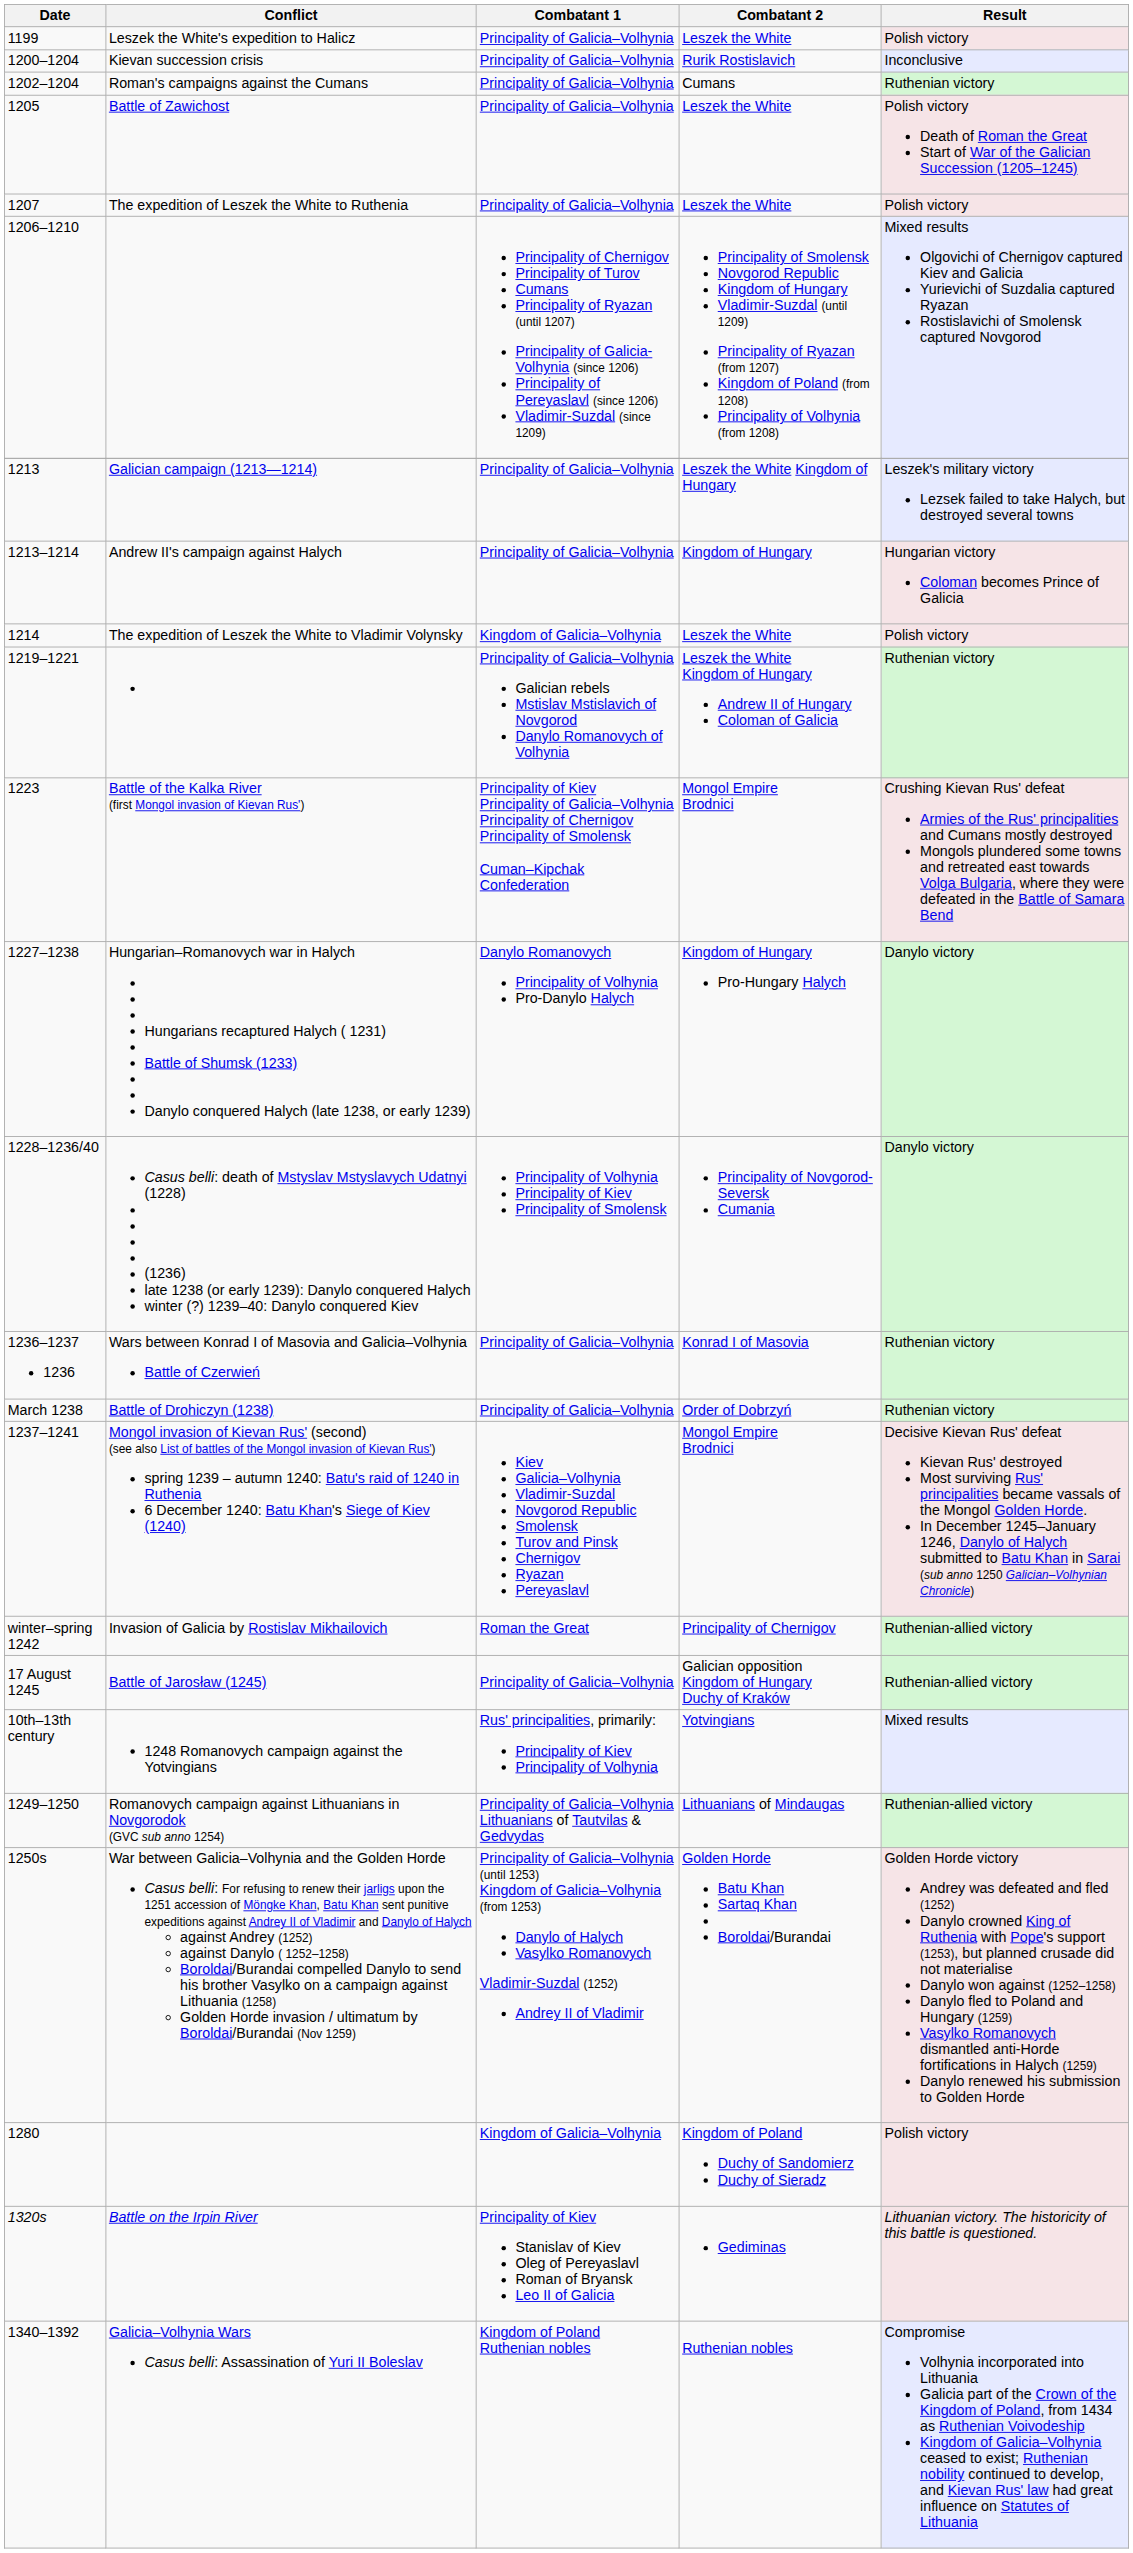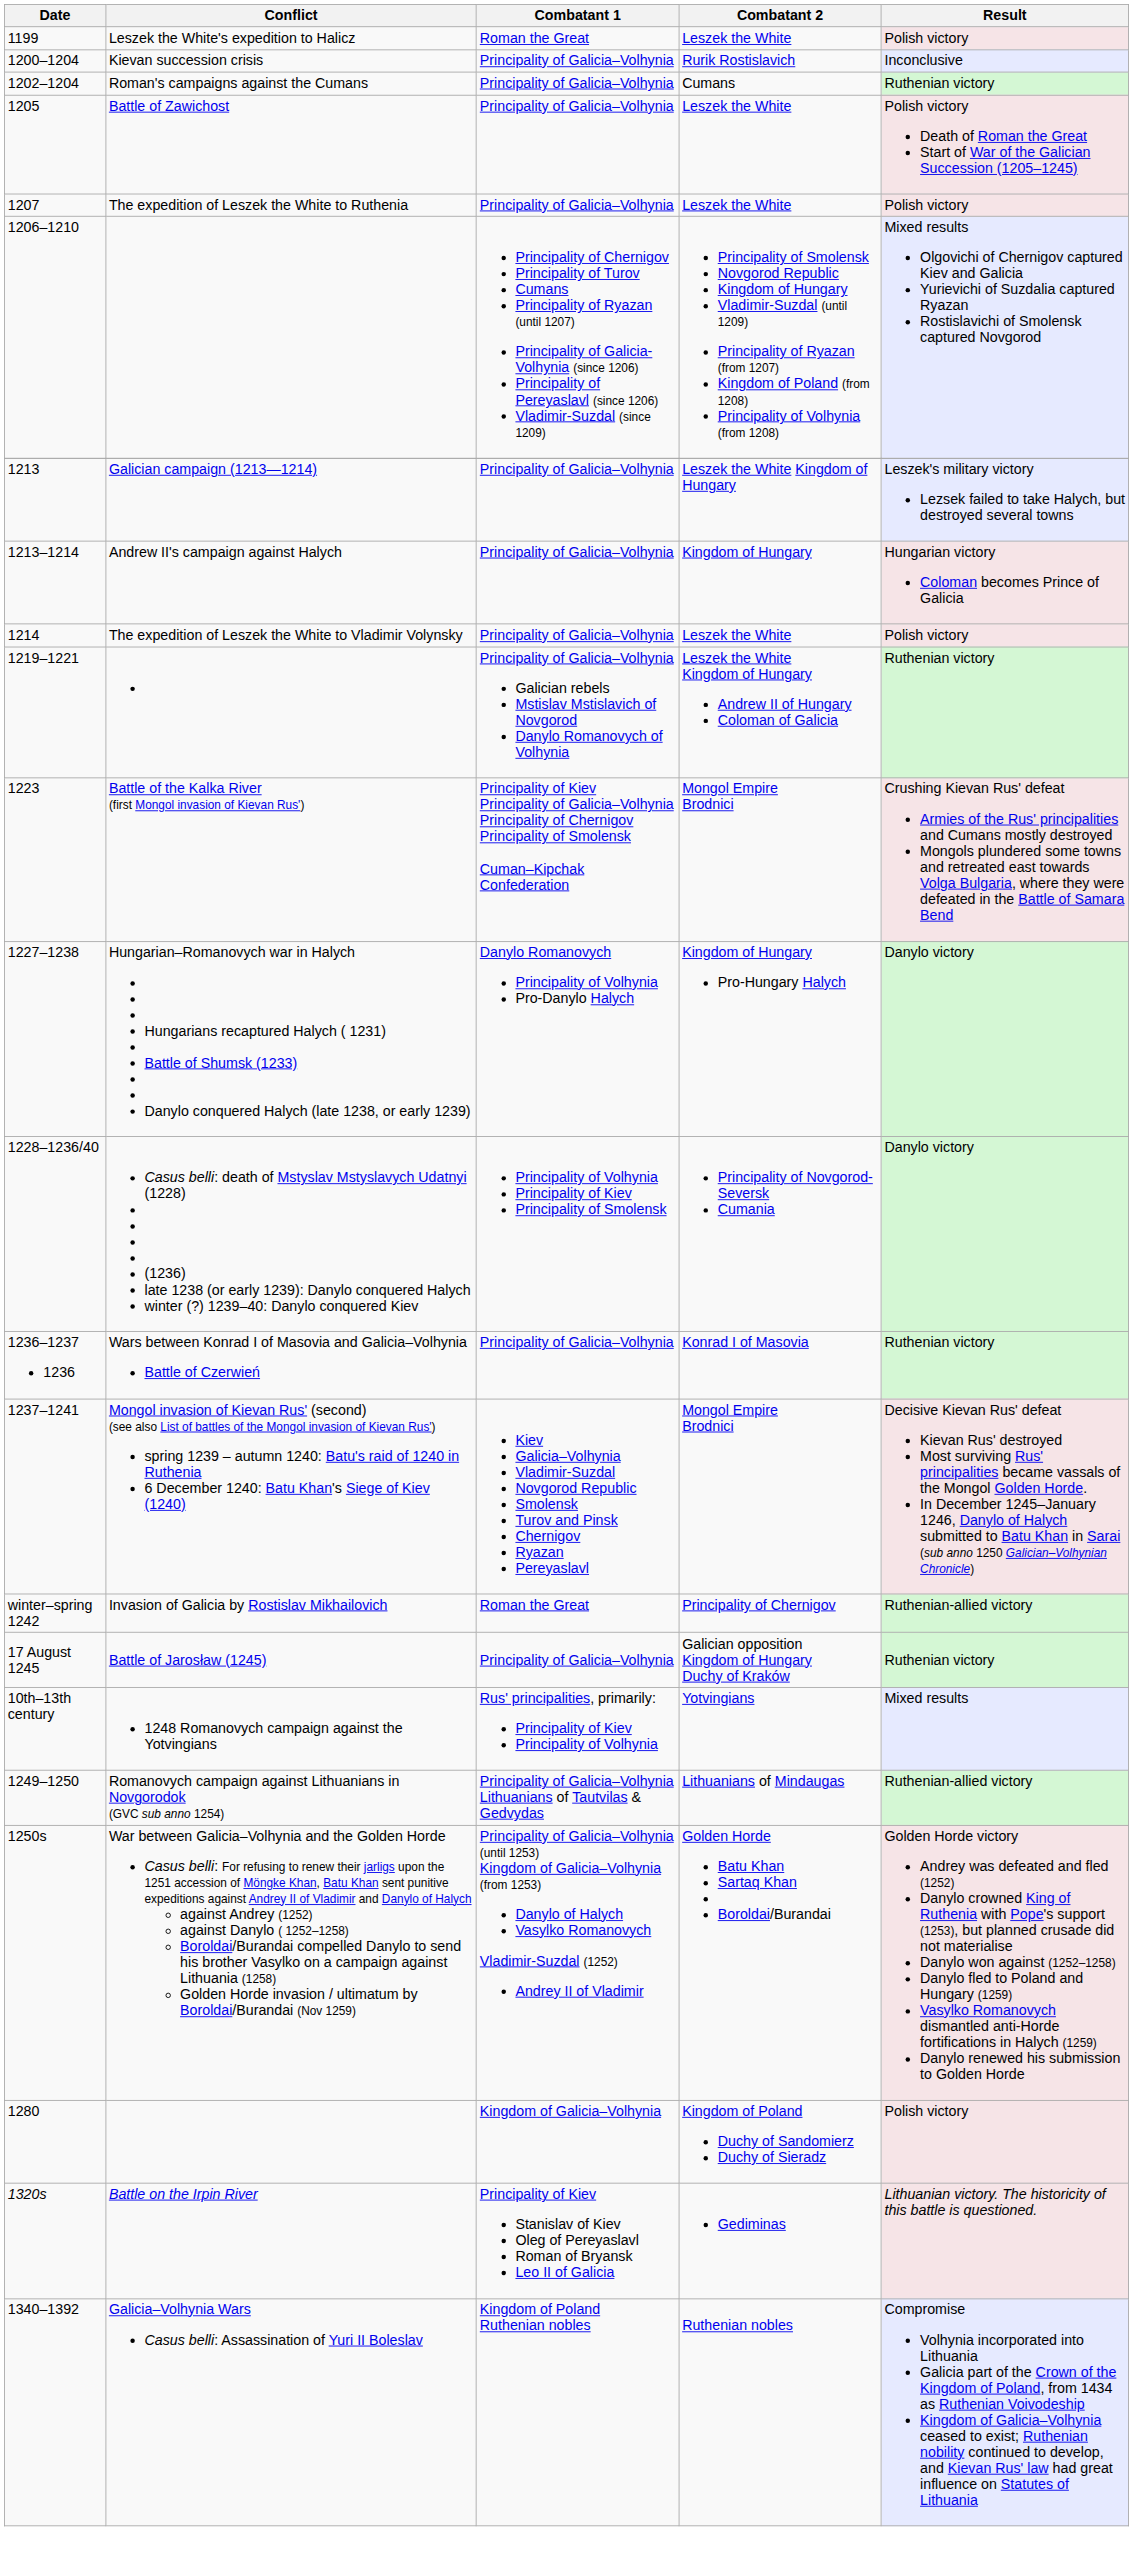(577, 38) Principality of Galicia–Volhynia -> (534, 38) Roman the Great
(570, 635) Kingdom of Galicia–Volhynia -> (577, 635) Principality of Galicia–Volhynia
- row: (45, 1410)
(958, 1682) Ruthenian-allied victory -> (939, 1659) Ruthenian victory
